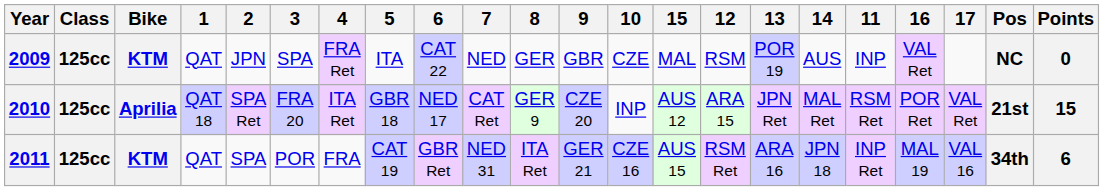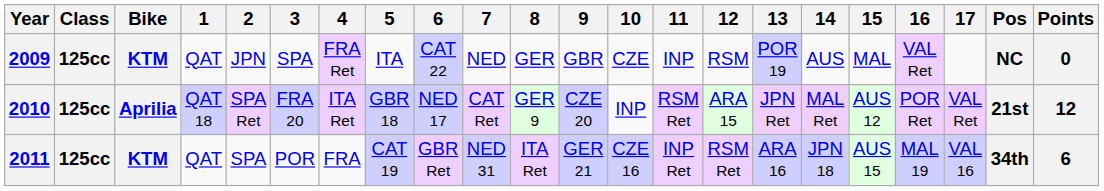columns swapped: (870, 19) <-> (677, 19)
(1066, 109) 15 -> (1066, 109) 12
